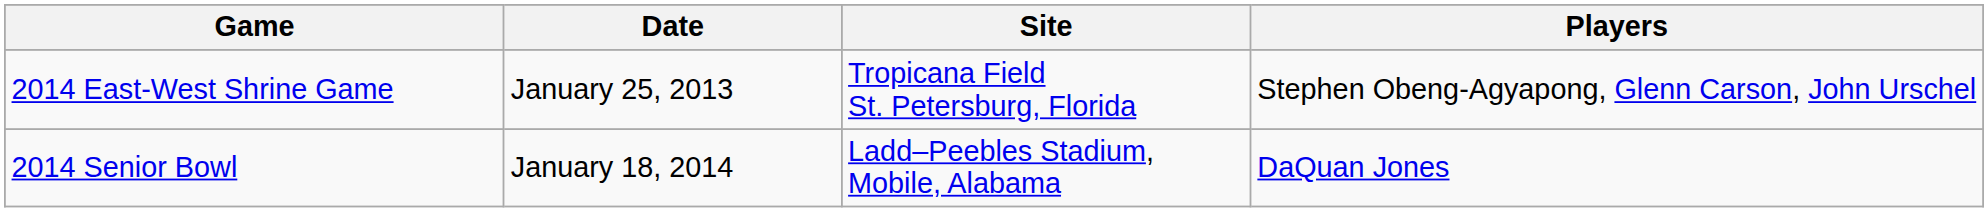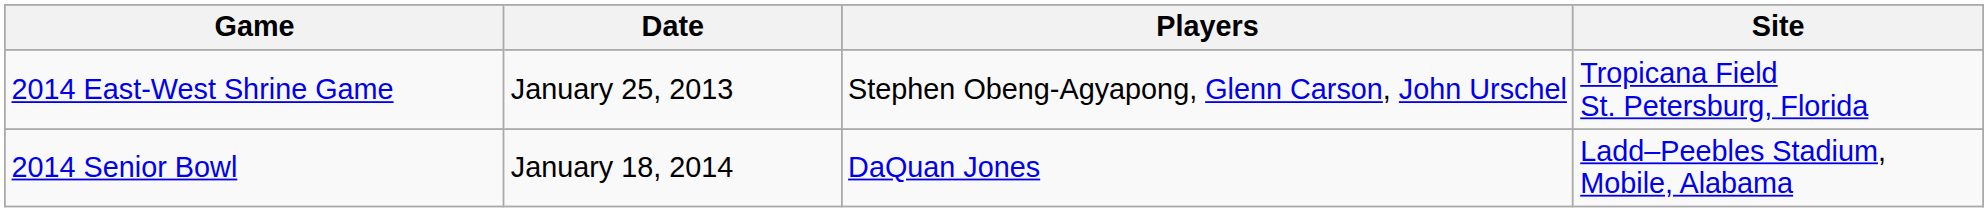columns swapped: (1046, 27) <-> (1617, 27)
